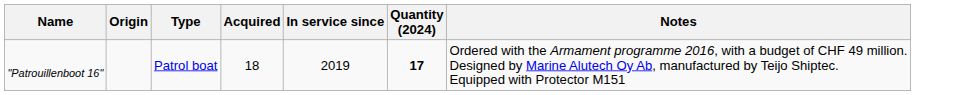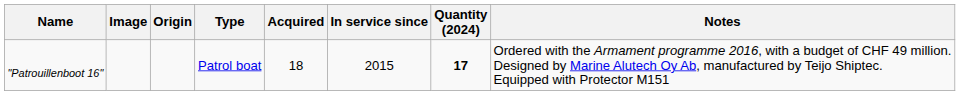+ column: (128, 22)
(335, 65) 2019 -> (379, 65) 2015
